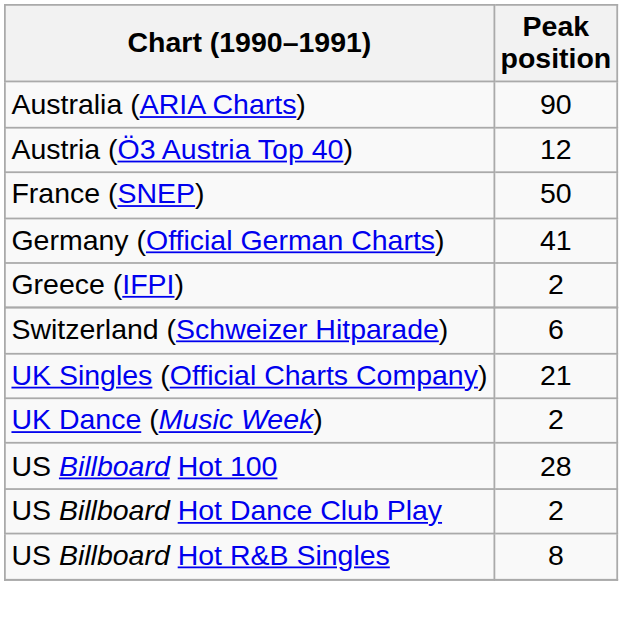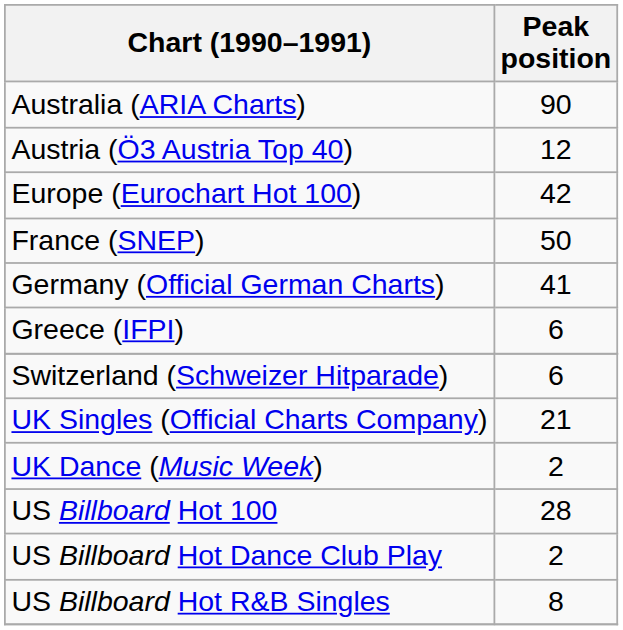+ row: (186, 194)
(556, 284) 2 -> (556, 330) 6
